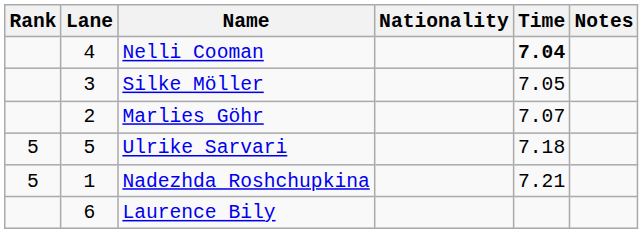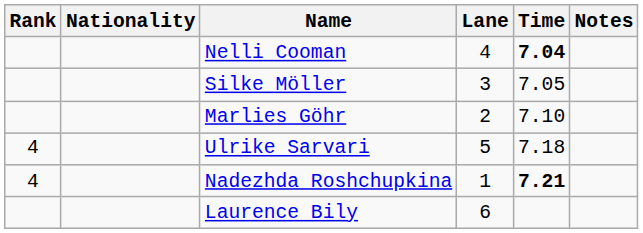columns swapped: (89, 21) <-> (444, 21)
(542, 117) 7.07 -> (542, 117) 7.10
(33, 149) 5 -> (33, 149) 4
(33, 181) 5 -> (33, 181) 4
(542, 181) normal -> (542, 181) bold
